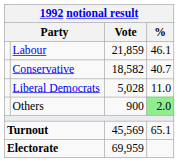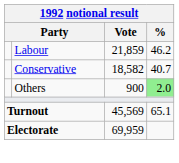(161, 50) 46.1 -> (161, 50) 46.2
- row: (56, 87)
